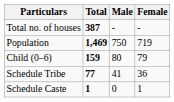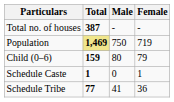(96, 43) no background -> (96, 43) khaki background
rows swapped: (37, 89) <-> (36, 74)
